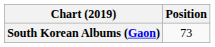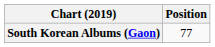(186, 33) 73 -> (186, 33) 77
